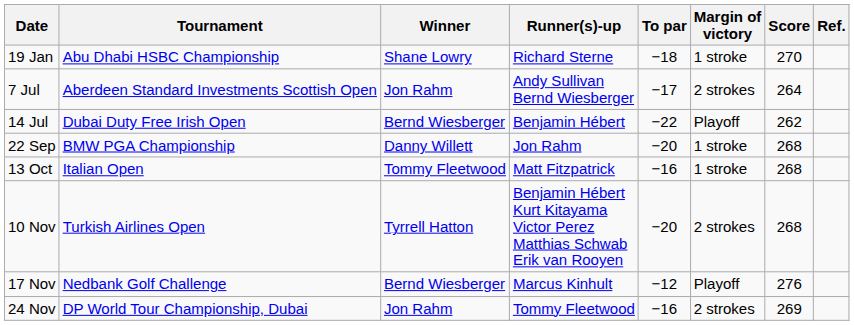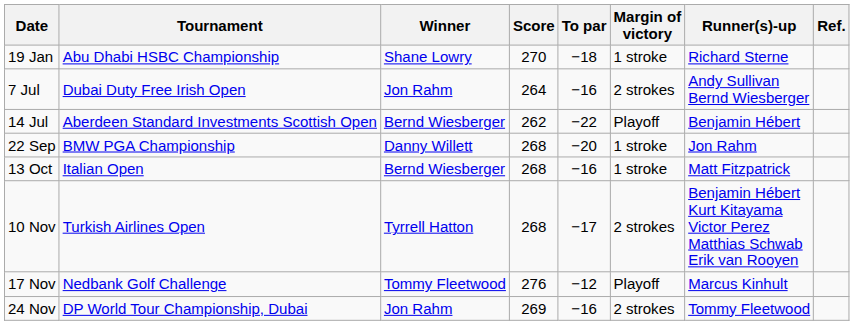columns swapped: (789, 25) <-> (574, 25)
(220, 89) Aberdeen Standard Investments Scottish Open -> (154, 89) Dubai Duty Free Irish Open
(664, 89) −17 -> (584, 89) −16
(154, 122) Dubai Duty Free Irish Open -> (220, 122) Aberdeen Standard Investments Scottish Open
(445, 169) Tommy Fleetwood -> (445, 169) Bernd Wiesberger
(664, 227) −20 -> (584, 227) −17
(445, 284) Bernd Wiesberger -> (445, 284) Tommy Fleetwood
